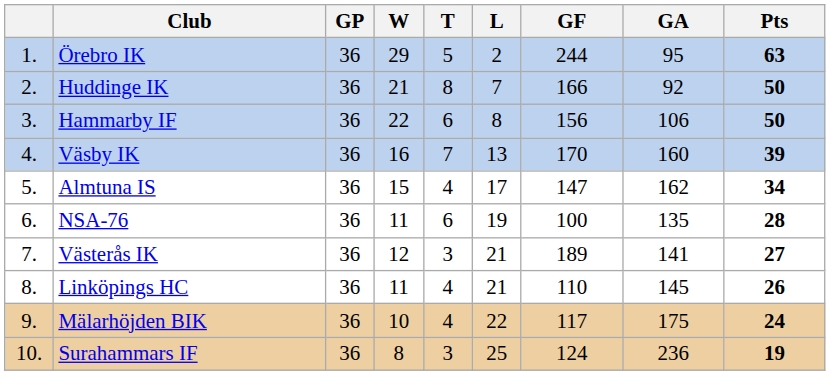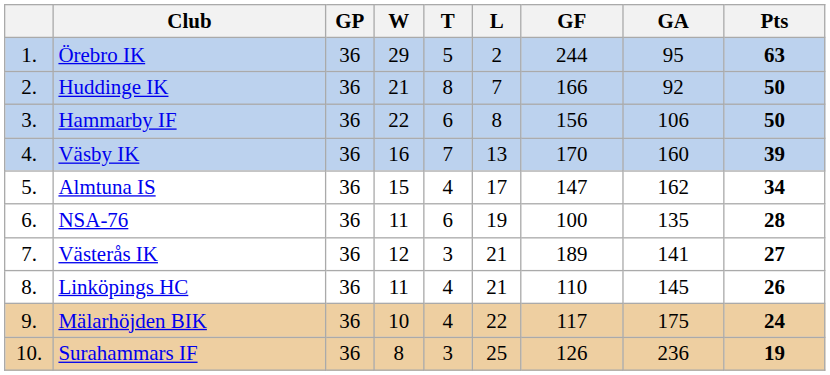(572, 353) 124 -> (572, 353) 126
